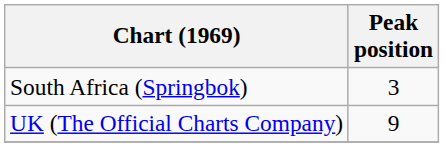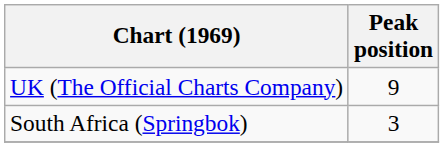rows swapped: (129, 86) <-> (177, 123)
